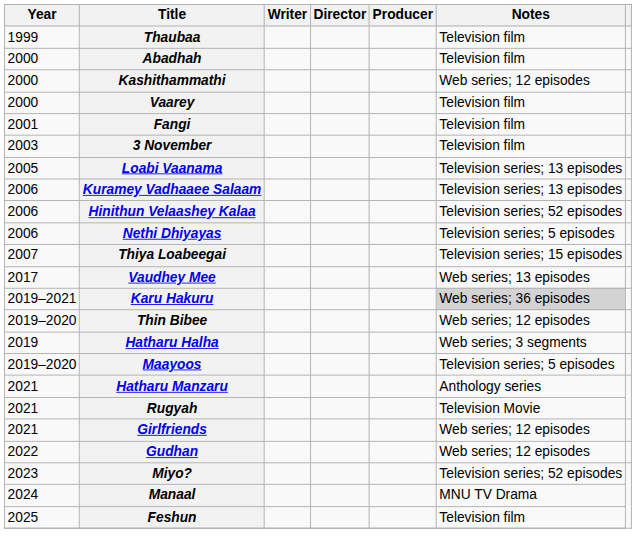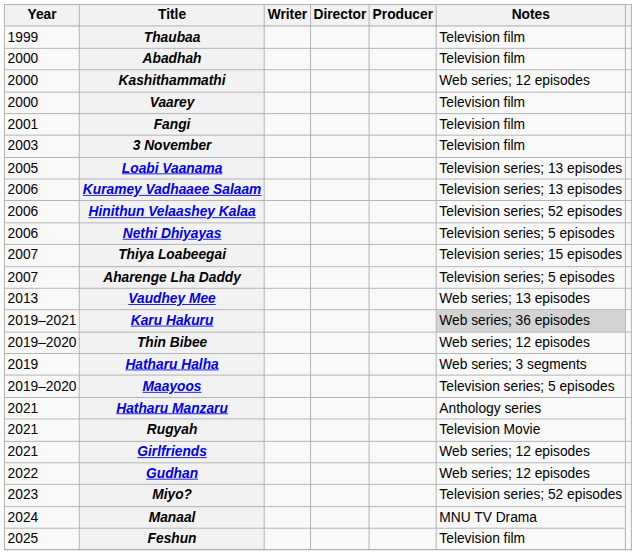+ row: (172, 277)
(23, 277) 2017 -> (23, 299) 2013
